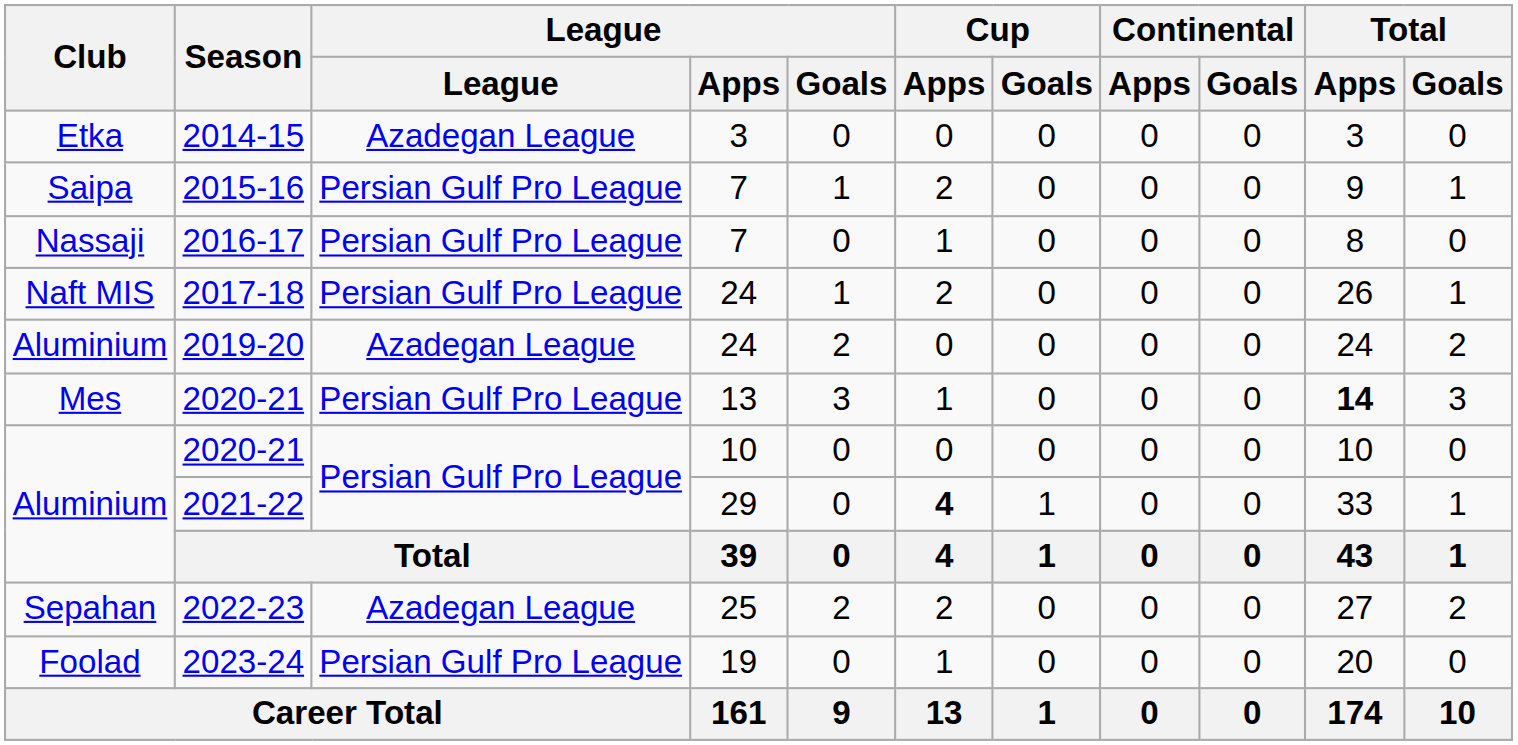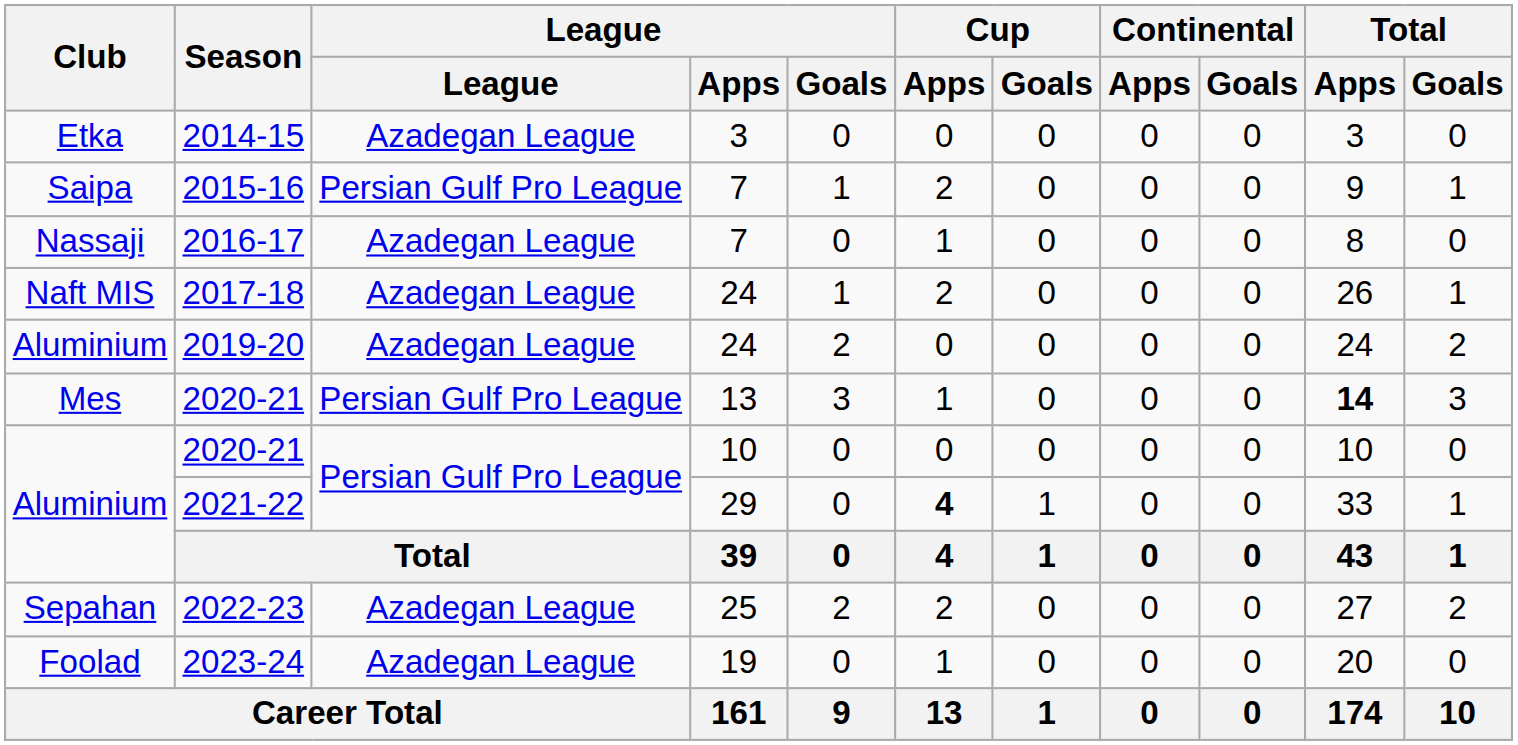(501, 240) Persian Gulf Pro League -> (501, 240) Azadegan League
(501, 293) Persian Gulf Pro League -> (501, 293) Azadegan League
(501, 661) Persian Gulf Pro League -> (501, 661) Azadegan League
